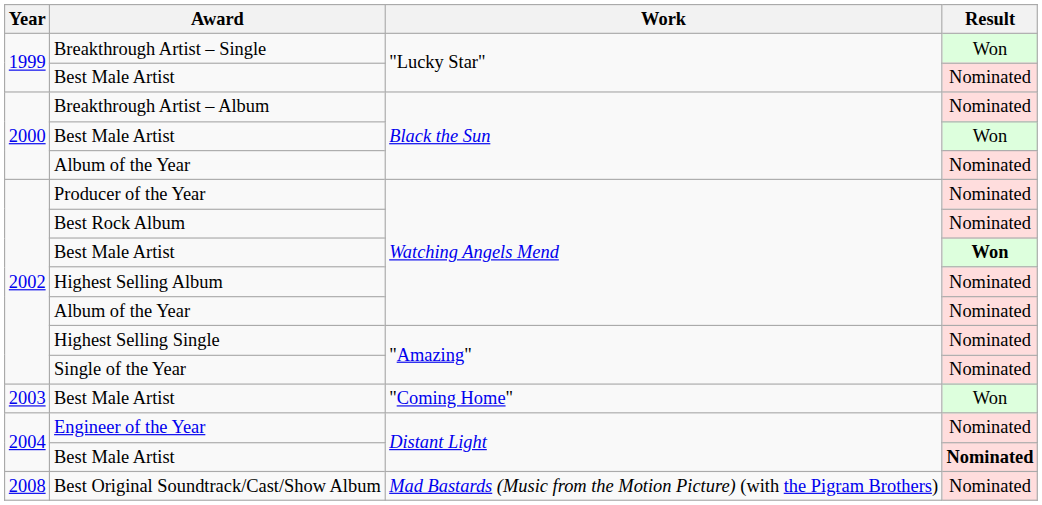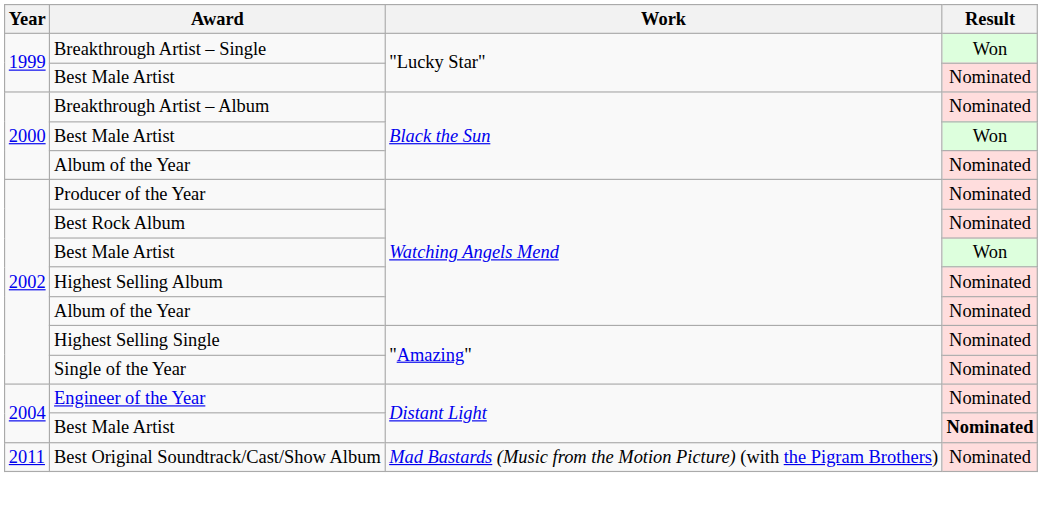(990, 252) bold -> (990, 252) normal
- row: (114, 398)
(27, 485) 2008 -> (27, 456) 2011
